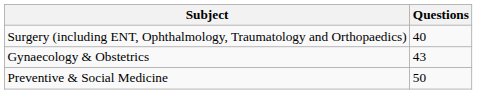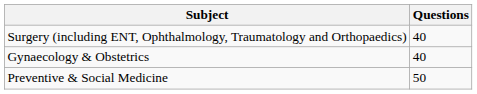(419, 57) 43 -> (419, 57) 40
